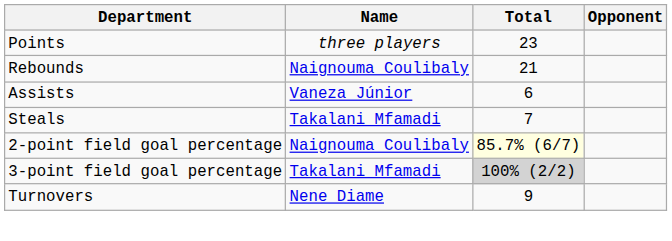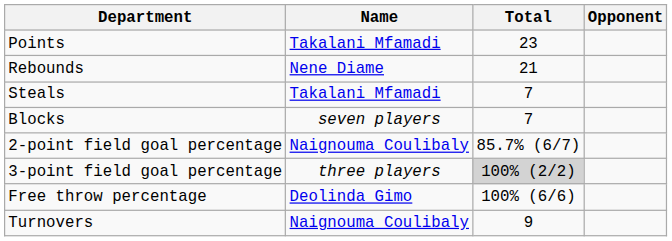(379, 43) three players -> (365, 43) Takalani Mfamadi
(379, 69) Naignouma Coulibaly -> (337, 69) Nene Diame
- row: (41, 94)
+ row: (37, 120)
(528, 146) lightyellow background -> (528, 146) no background
(365, 171) Takalani Mfamadi -> (379, 171) three players
+ row: (107, 197)
(337, 197) Nene Diame -> (379, 223) Naignouma Coulibaly
